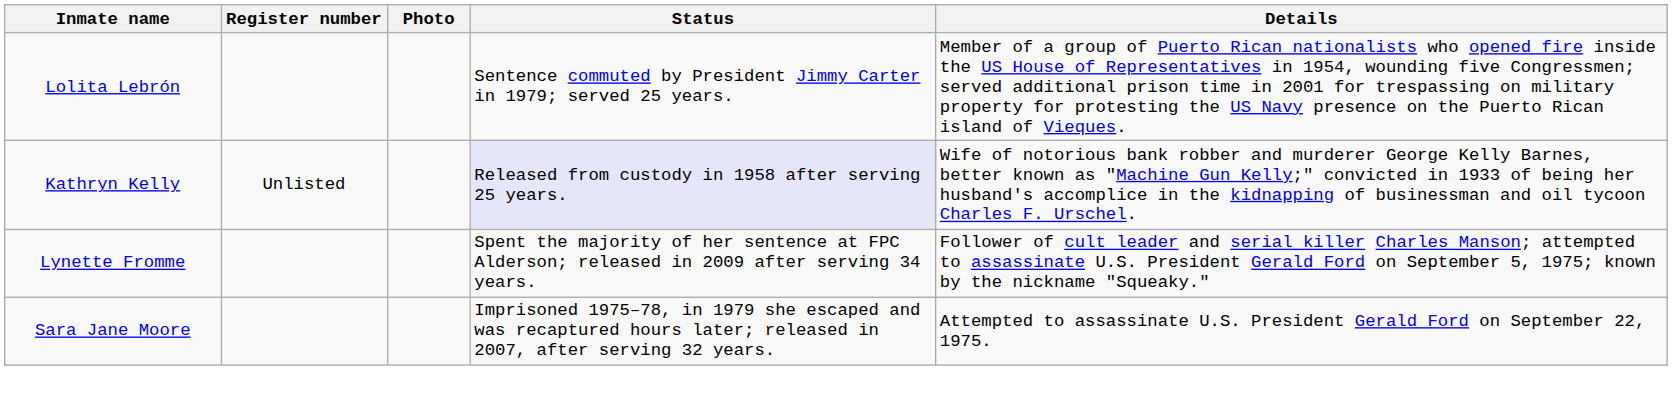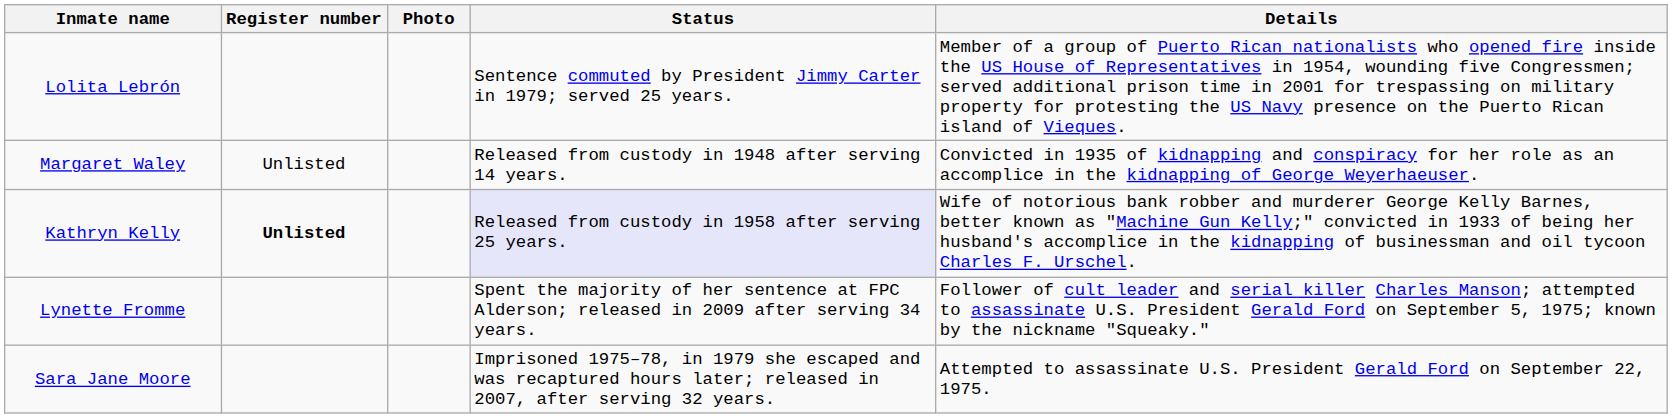+ row: (113, 165)
(304, 185) normal -> (304, 233) bold
